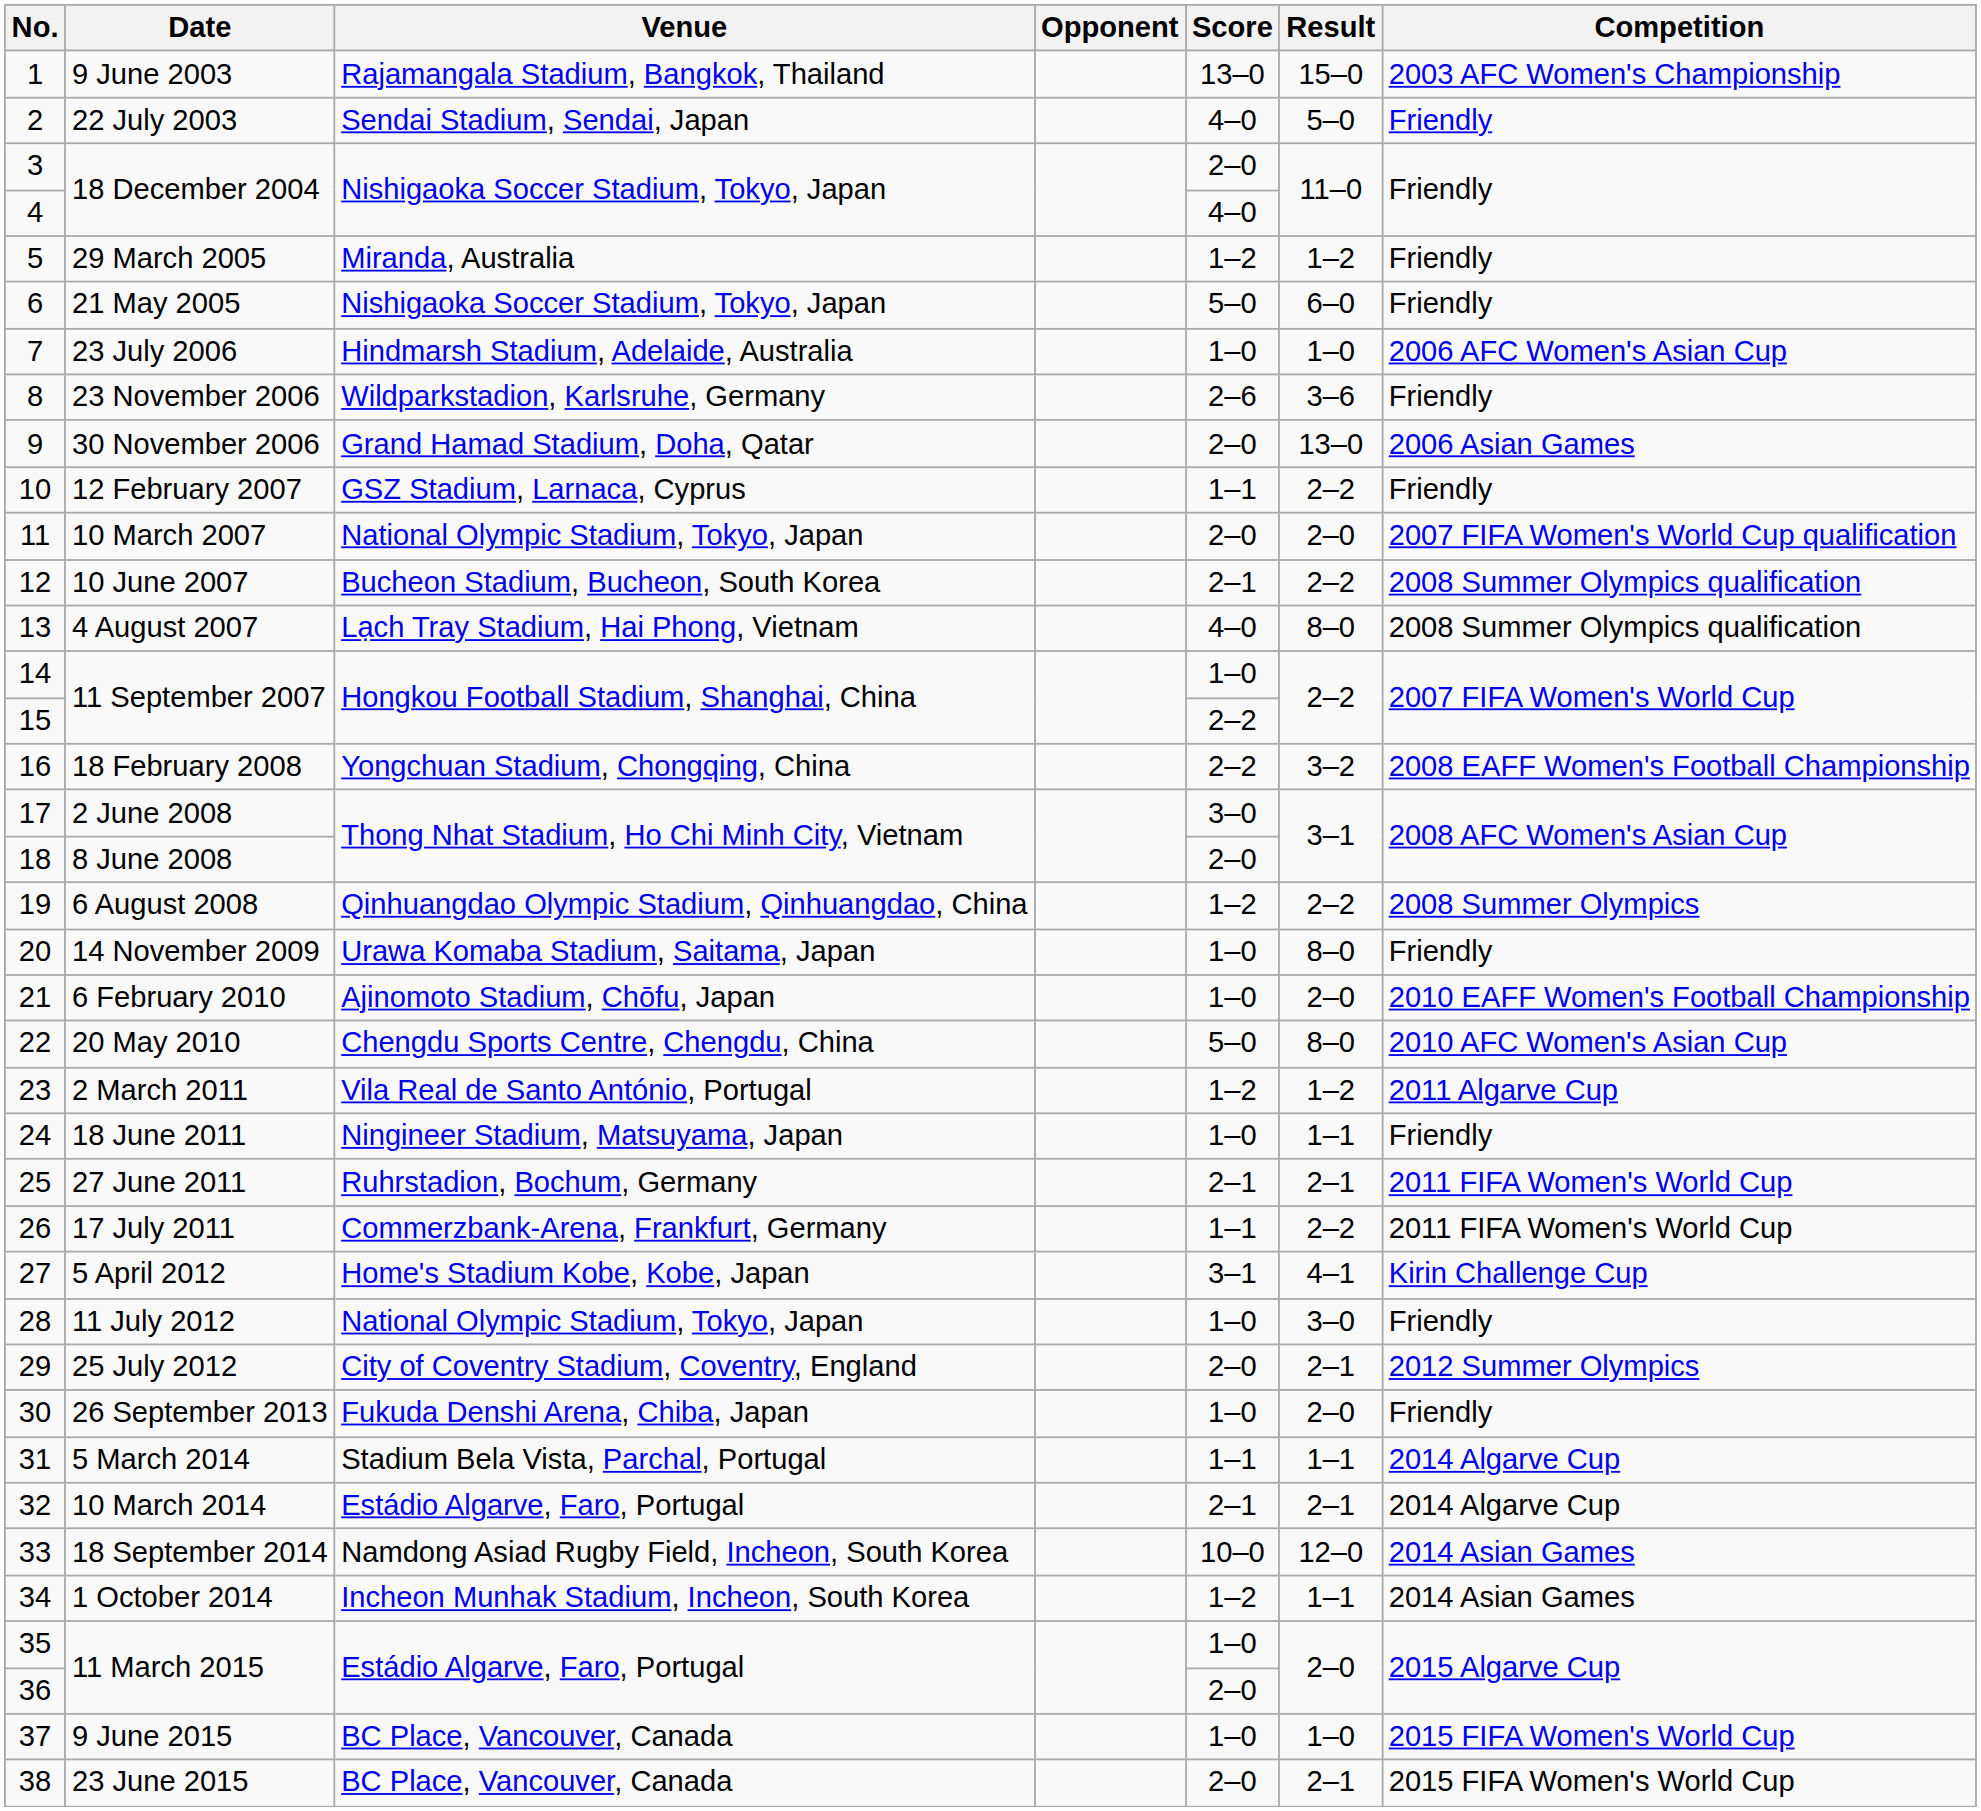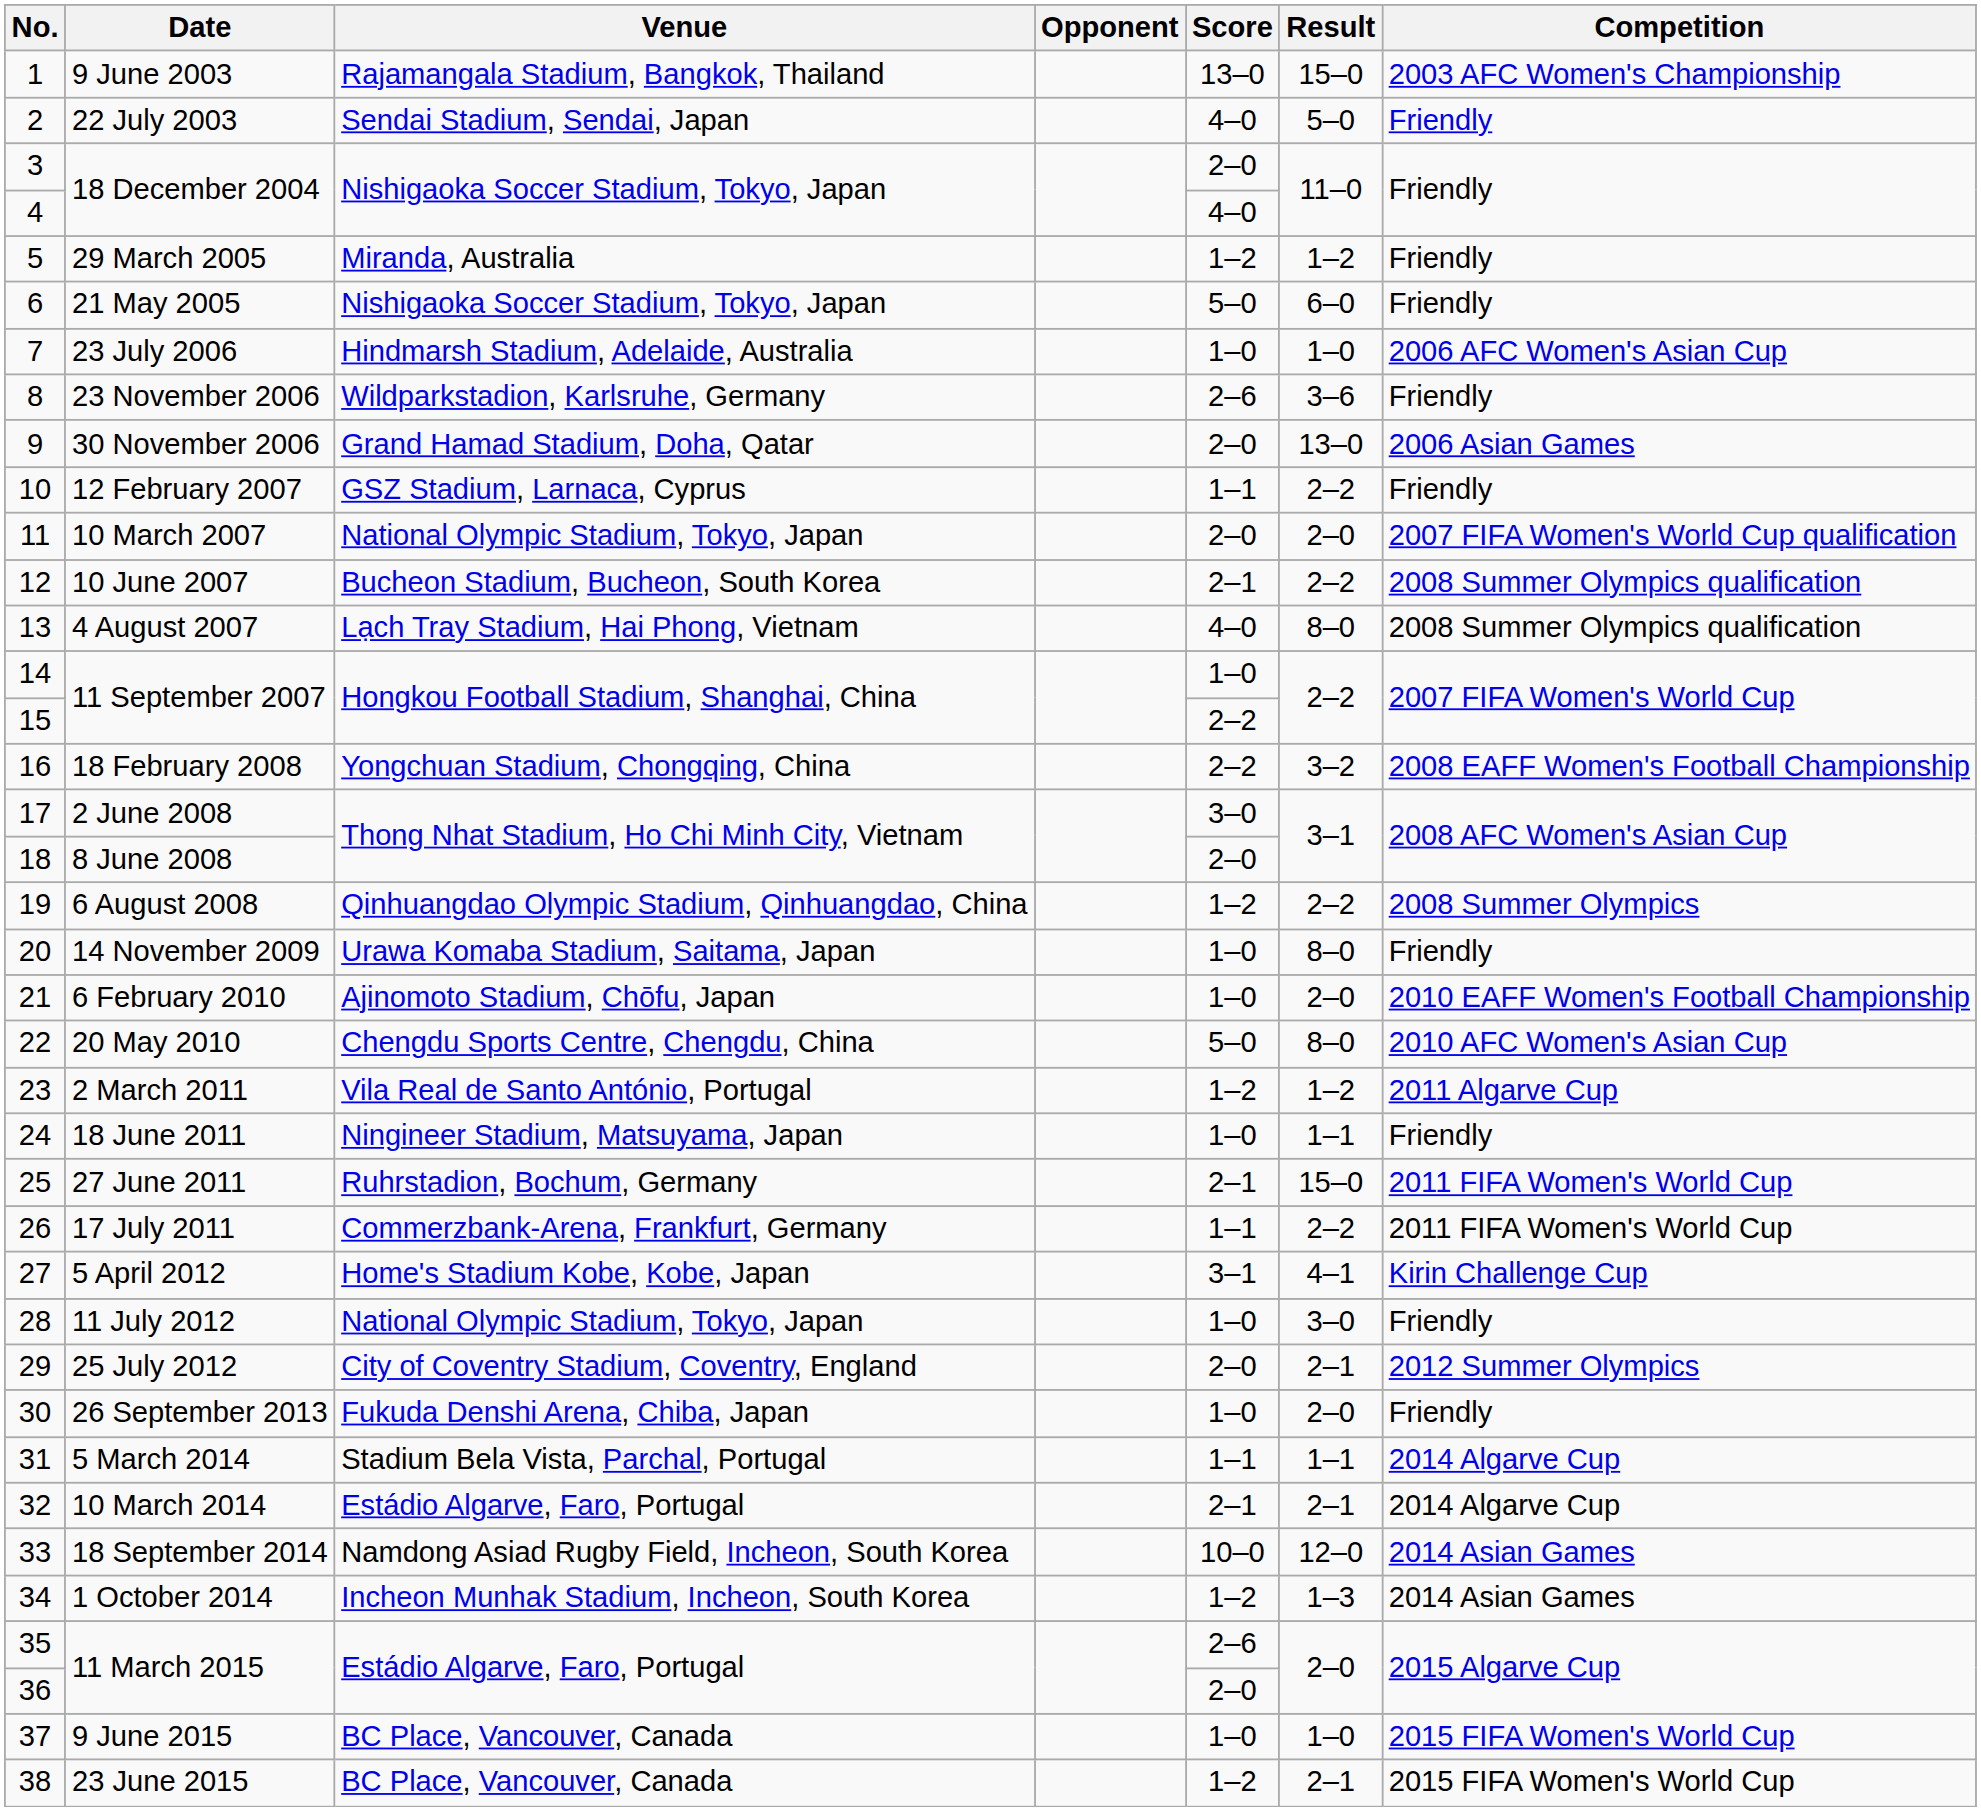(1331, 1182) 2–1 -> (1331, 1182) 15–0
(1331, 1597) 1–1 -> (1331, 1597) 1–3
(1232, 1643) 1–0 -> (1232, 1643) 2–6
(1232, 1782) 2–0 -> (1232, 1782) 1–2
